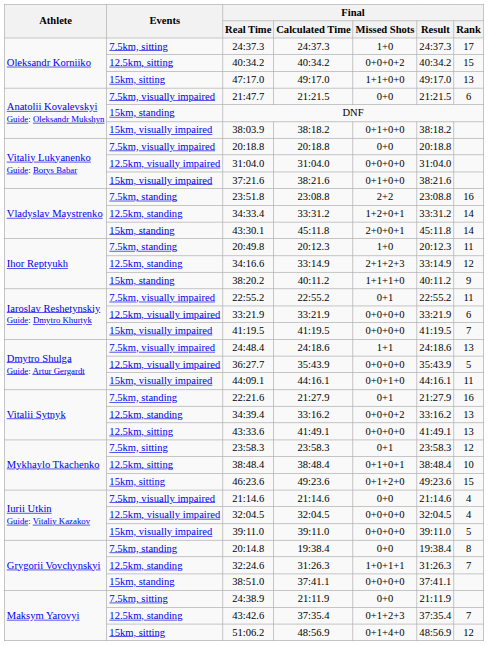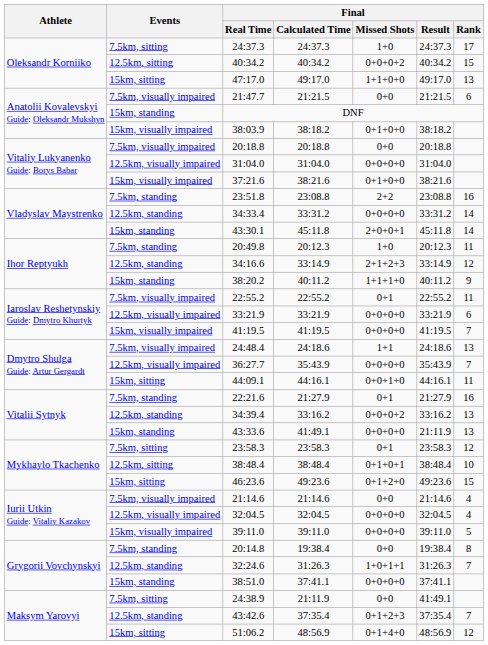(385, 213) 1+2+0+1 -> (385, 213) 0+0+0+0
(469, 364) 5 -> (469, 364) 7
(161, 381) 15km, visually impaired -> (137, 381) 15km, sitting
(141, 431) 12.5km, sitting -> (142, 431) 15km, standing
(435, 431) 41:49.1 -> (435, 431) 21:11.9
(435, 599) 21:11.9 -> (435, 599) 41:49.1
